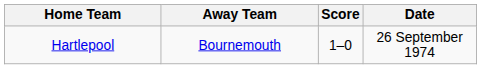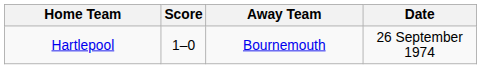columns swapped: (340, 15) <-> (240, 15)
